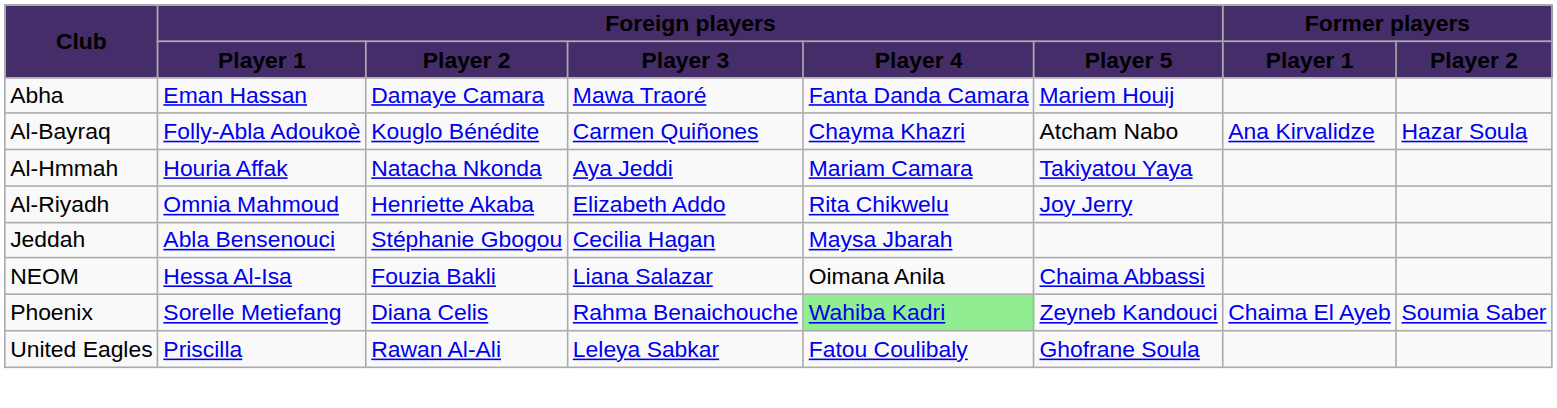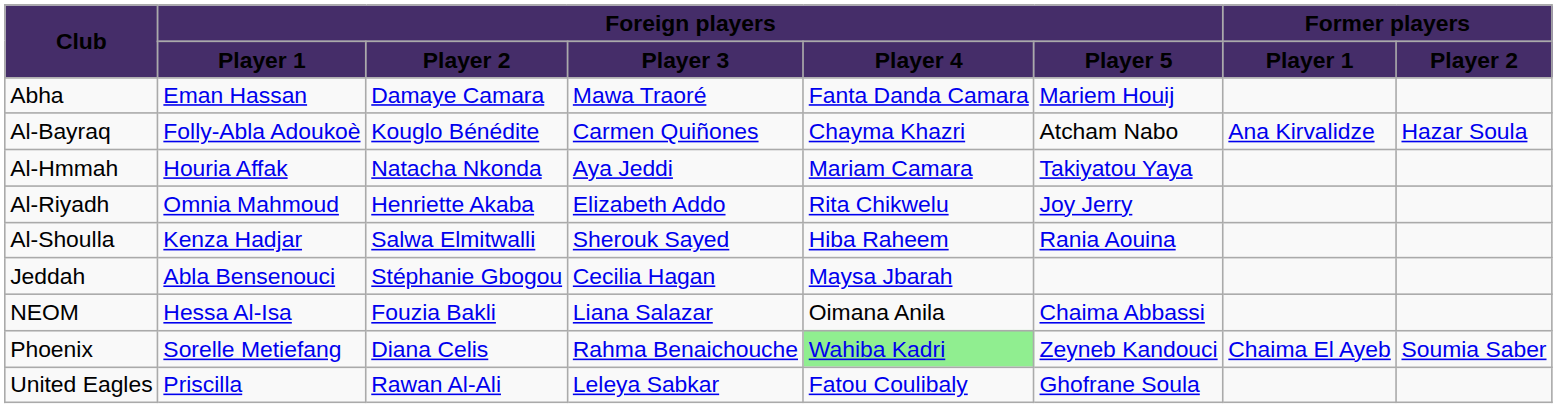+ row: (62, 240)
